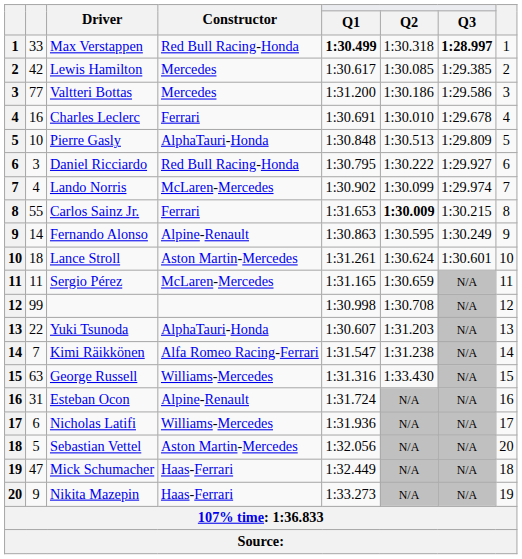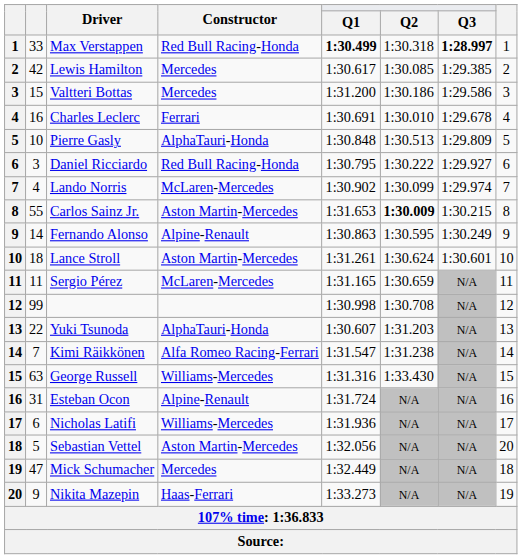(36, 93) 77 -> (36, 93) 15
(180, 211) Ferrari -> (229, 211) Aston Martin-Mercedes
(197, 470) Haas-Ferrari -> (189, 470) Mercedes
